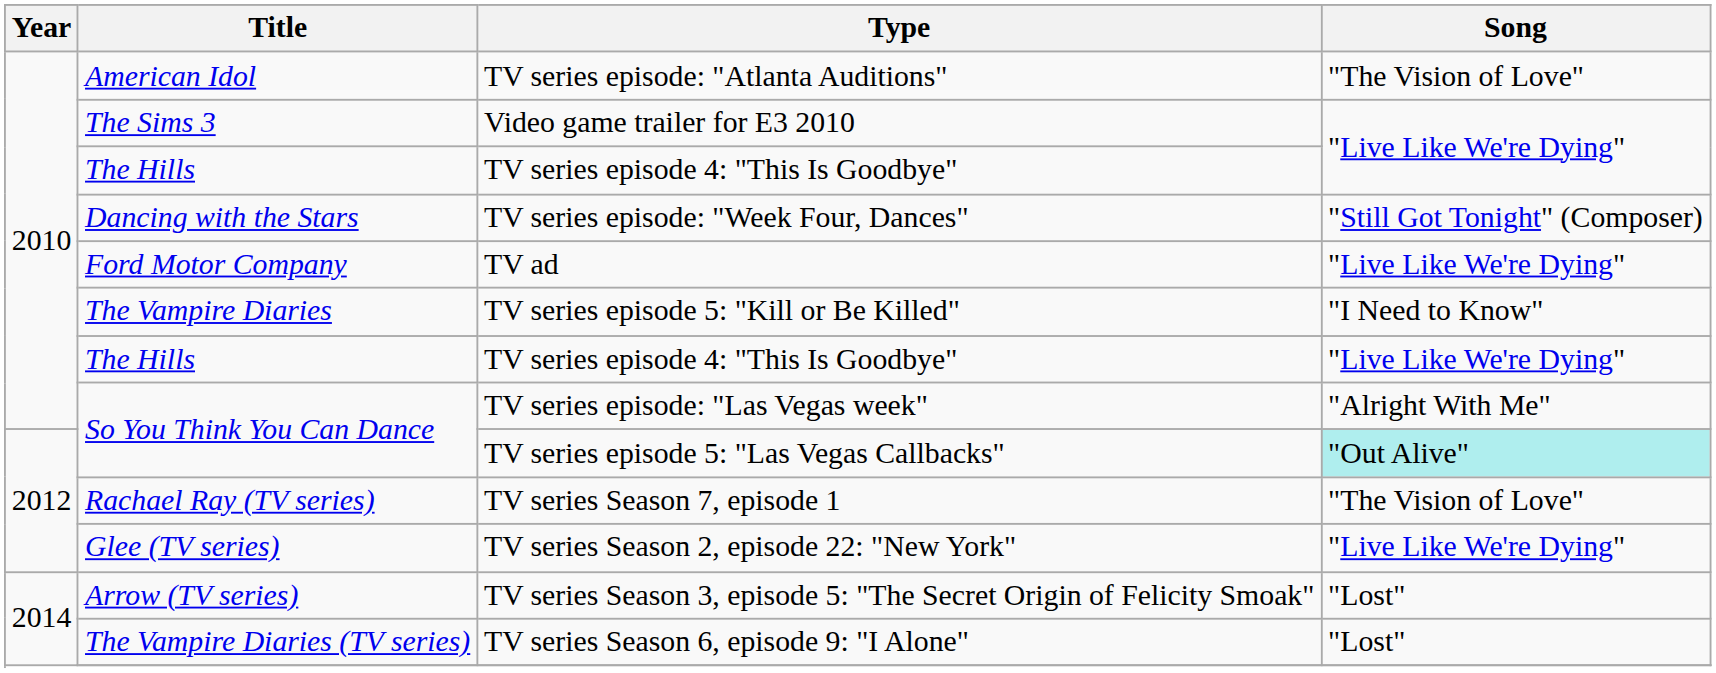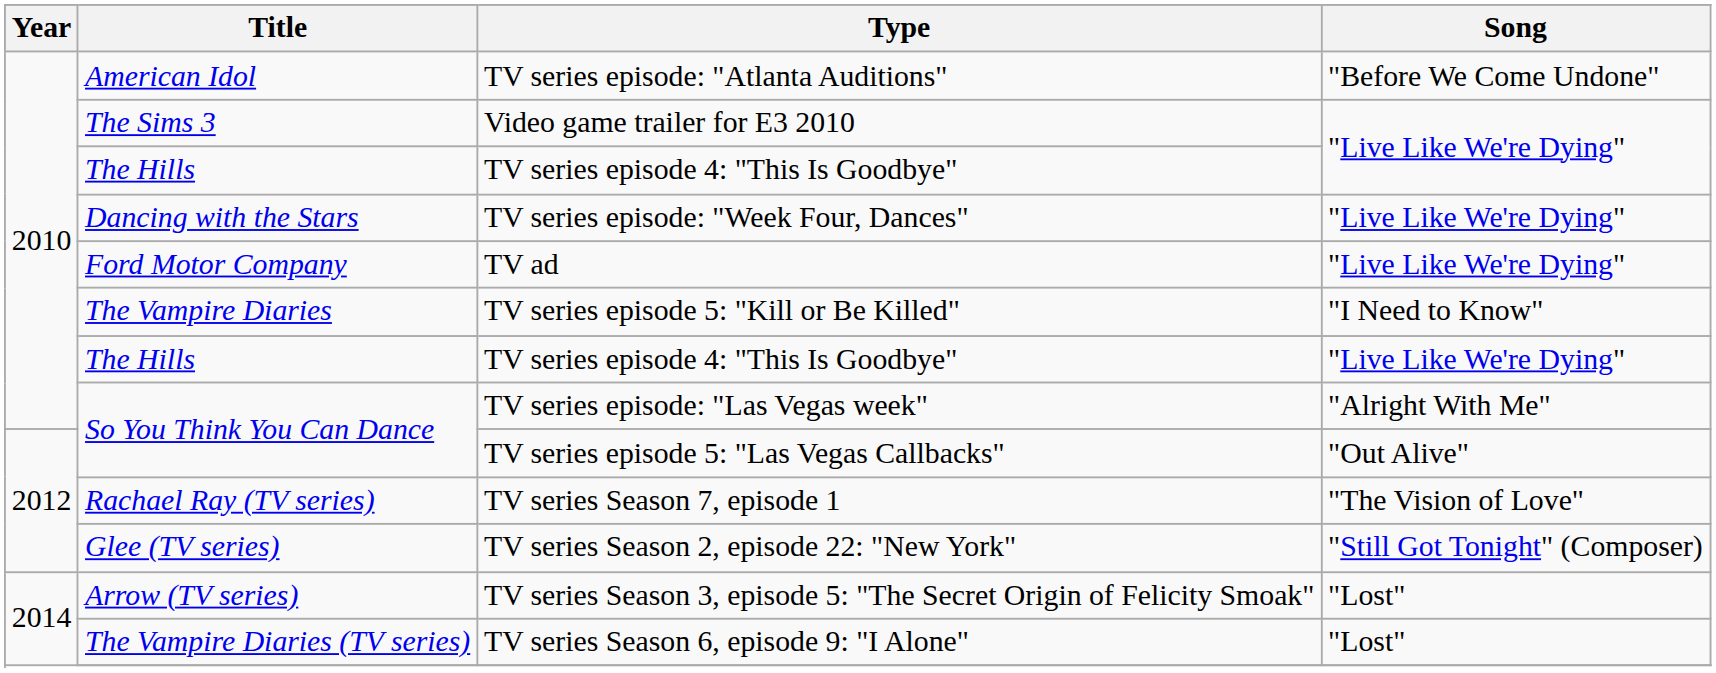(1456, 75) "The Vision of Love" -> (1494, 75) "Before We Come Undone"
(1515, 216) "Still Got Tonight" (Composer) -> (1477, 216) "Live Like We're Dying"
(1399, 452) paleturquoise background -> (1399, 452) no background
(1477, 547) "Live Like We're Dying" -> (1515, 547) "Still Got Tonight" (Composer)
